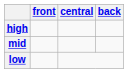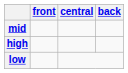rows swapped: (17, 28) <-> (17, 44)
